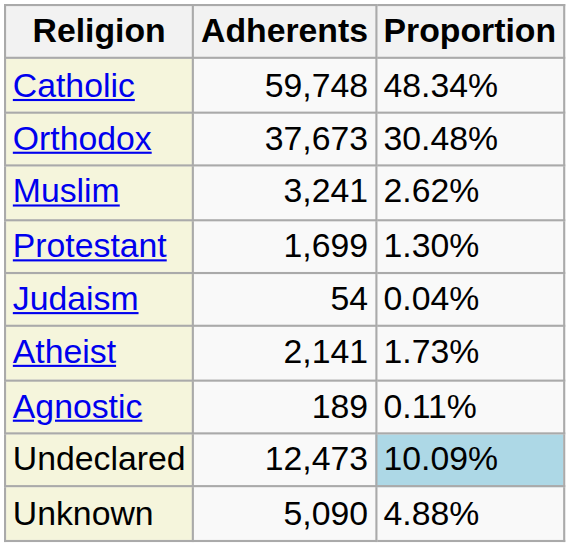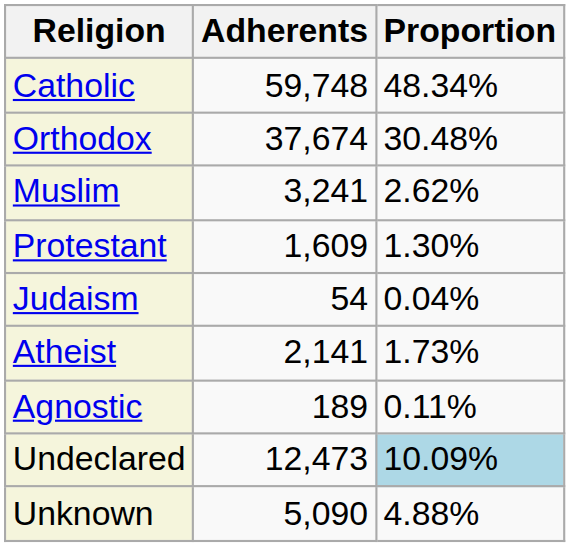(316, 138) 37,673 -> (316, 138) 37,674
(326, 245) 1,699 -> (326, 245) 1,609
